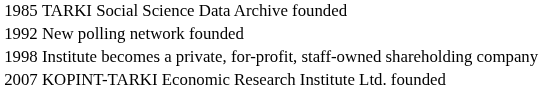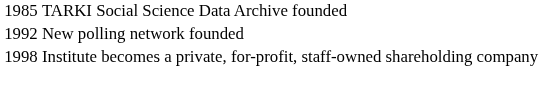- row: (244, 79)
